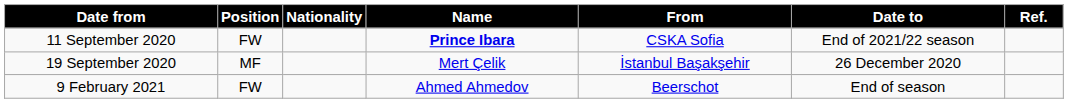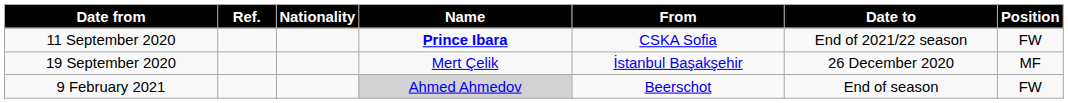columns swapped: (250, 17) <-> (1034, 17)
(472, 87) no background -> (465, 87) lightgrey background
